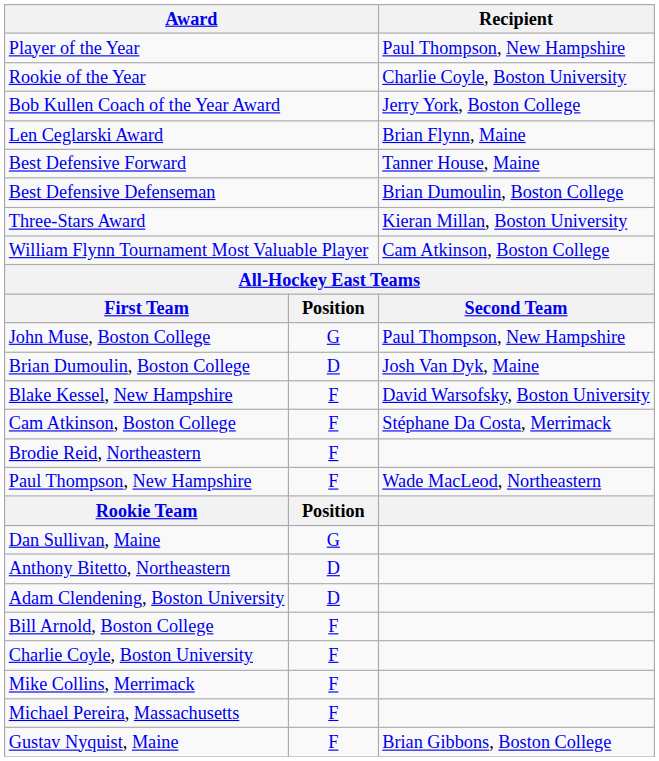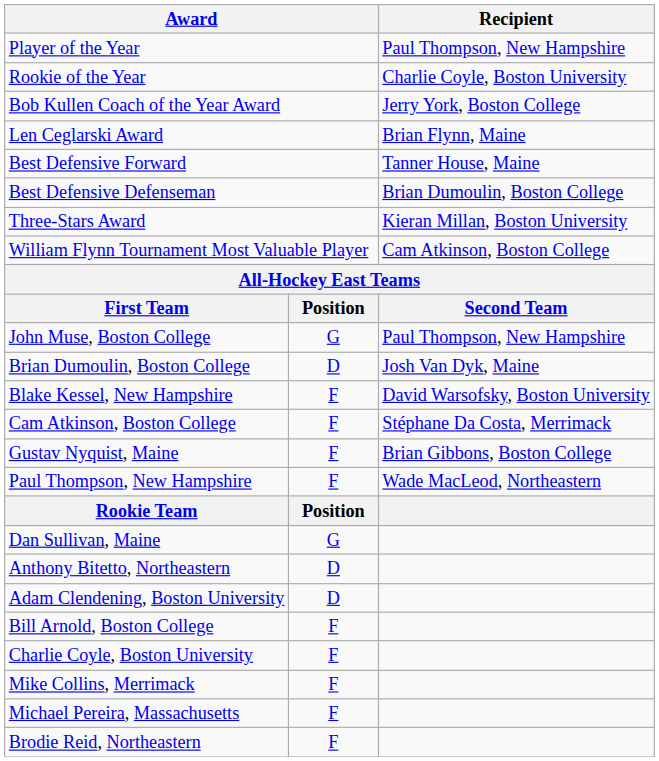rows swapped: (94, 742) <-> (105, 452)
